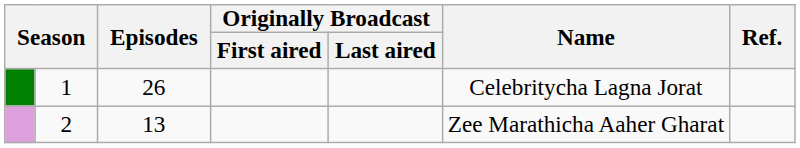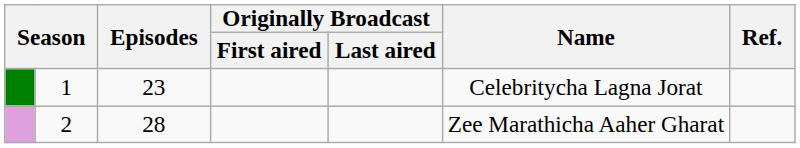(154, 87) 26 -> (154, 87) 23
(154, 124) 13 -> (154, 124) 28
